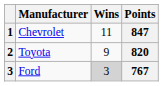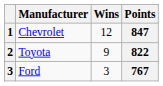(106, 32) 11 -> (106, 32) 12
(140, 51) 820 -> (140, 51) 822
(106, 70) lightgrey background -> (106, 70) no background
